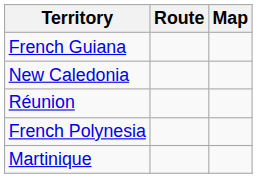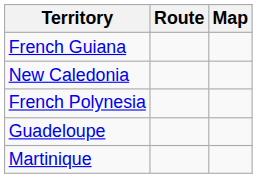- row: (42, 103)
+ row: (57, 131)
